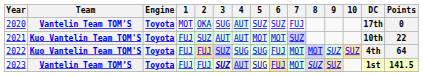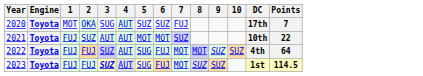- column: (86, 11)
(401, 25) 0 -> (286, 25) 7
(241, 51) SUG -> (126, 51) AUT
(401, 65) 141.5 -> (286, 65) 114.5
